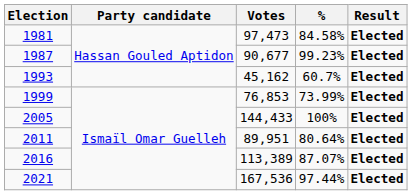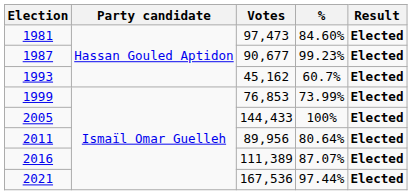(322, 35) 84.58% -> (322, 35) 84.60%
(266, 138) 89,951 -> (266, 138) 89,956
(266, 159) 113,389 -> (266, 159) 111,389
